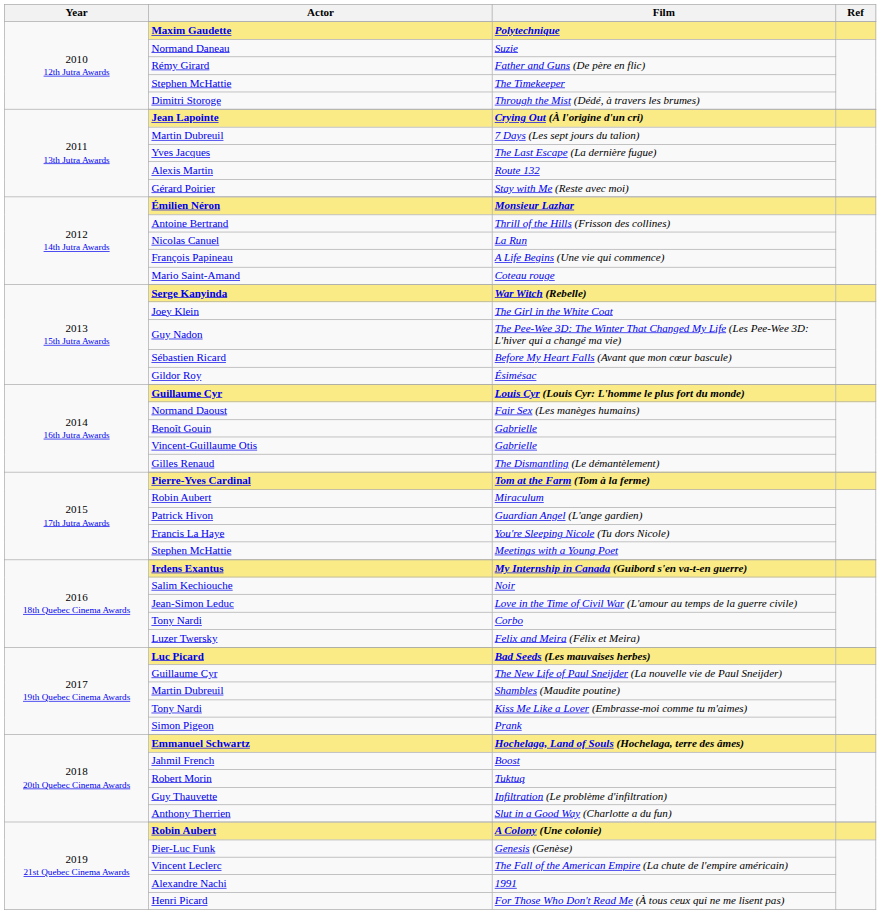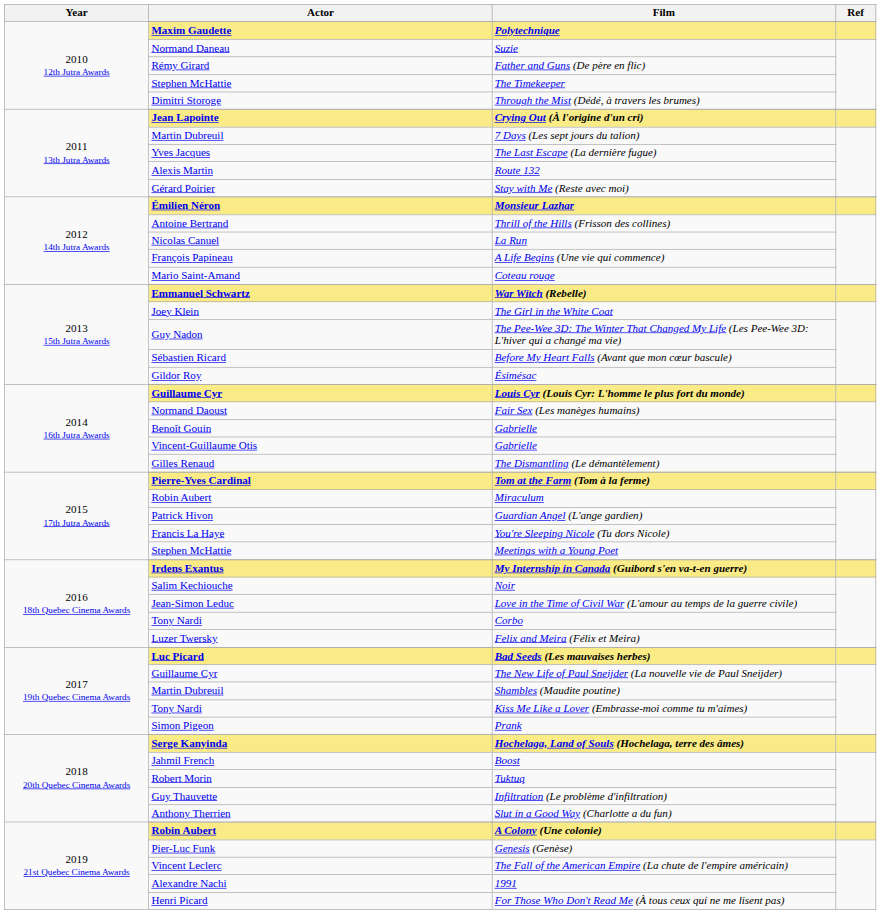(189, 293) Serge Kanyinda -> (201, 293) Emmanuel Schwartz
(201, 743) Emmanuel Schwartz -> (189, 743) Serge Kanyinda
